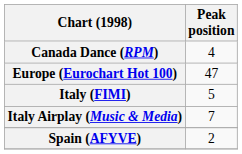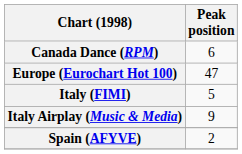(211, 52) 4 -> (211, 52) 6
(211, 116) 7 -> (211, 116) 9
